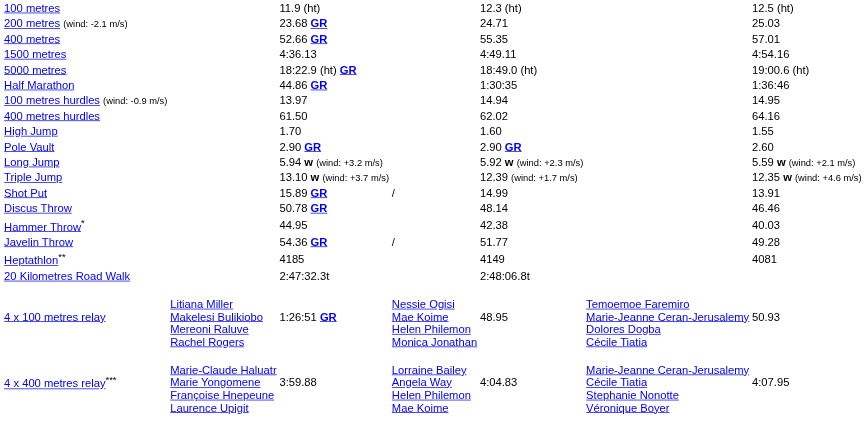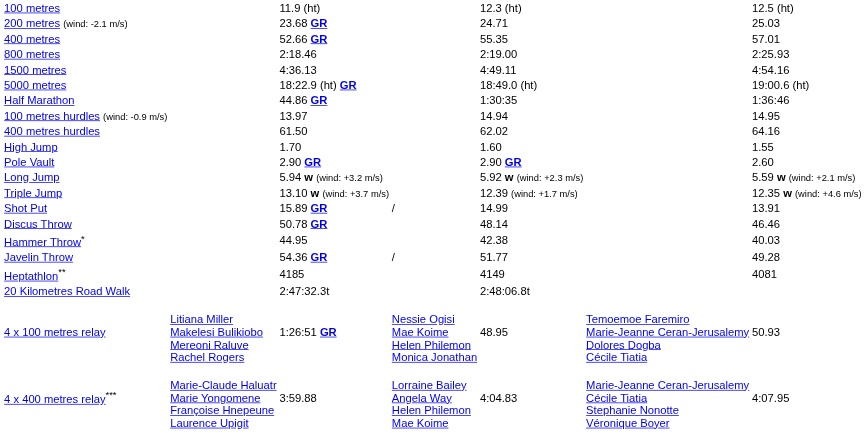+ row: (32, 54)
